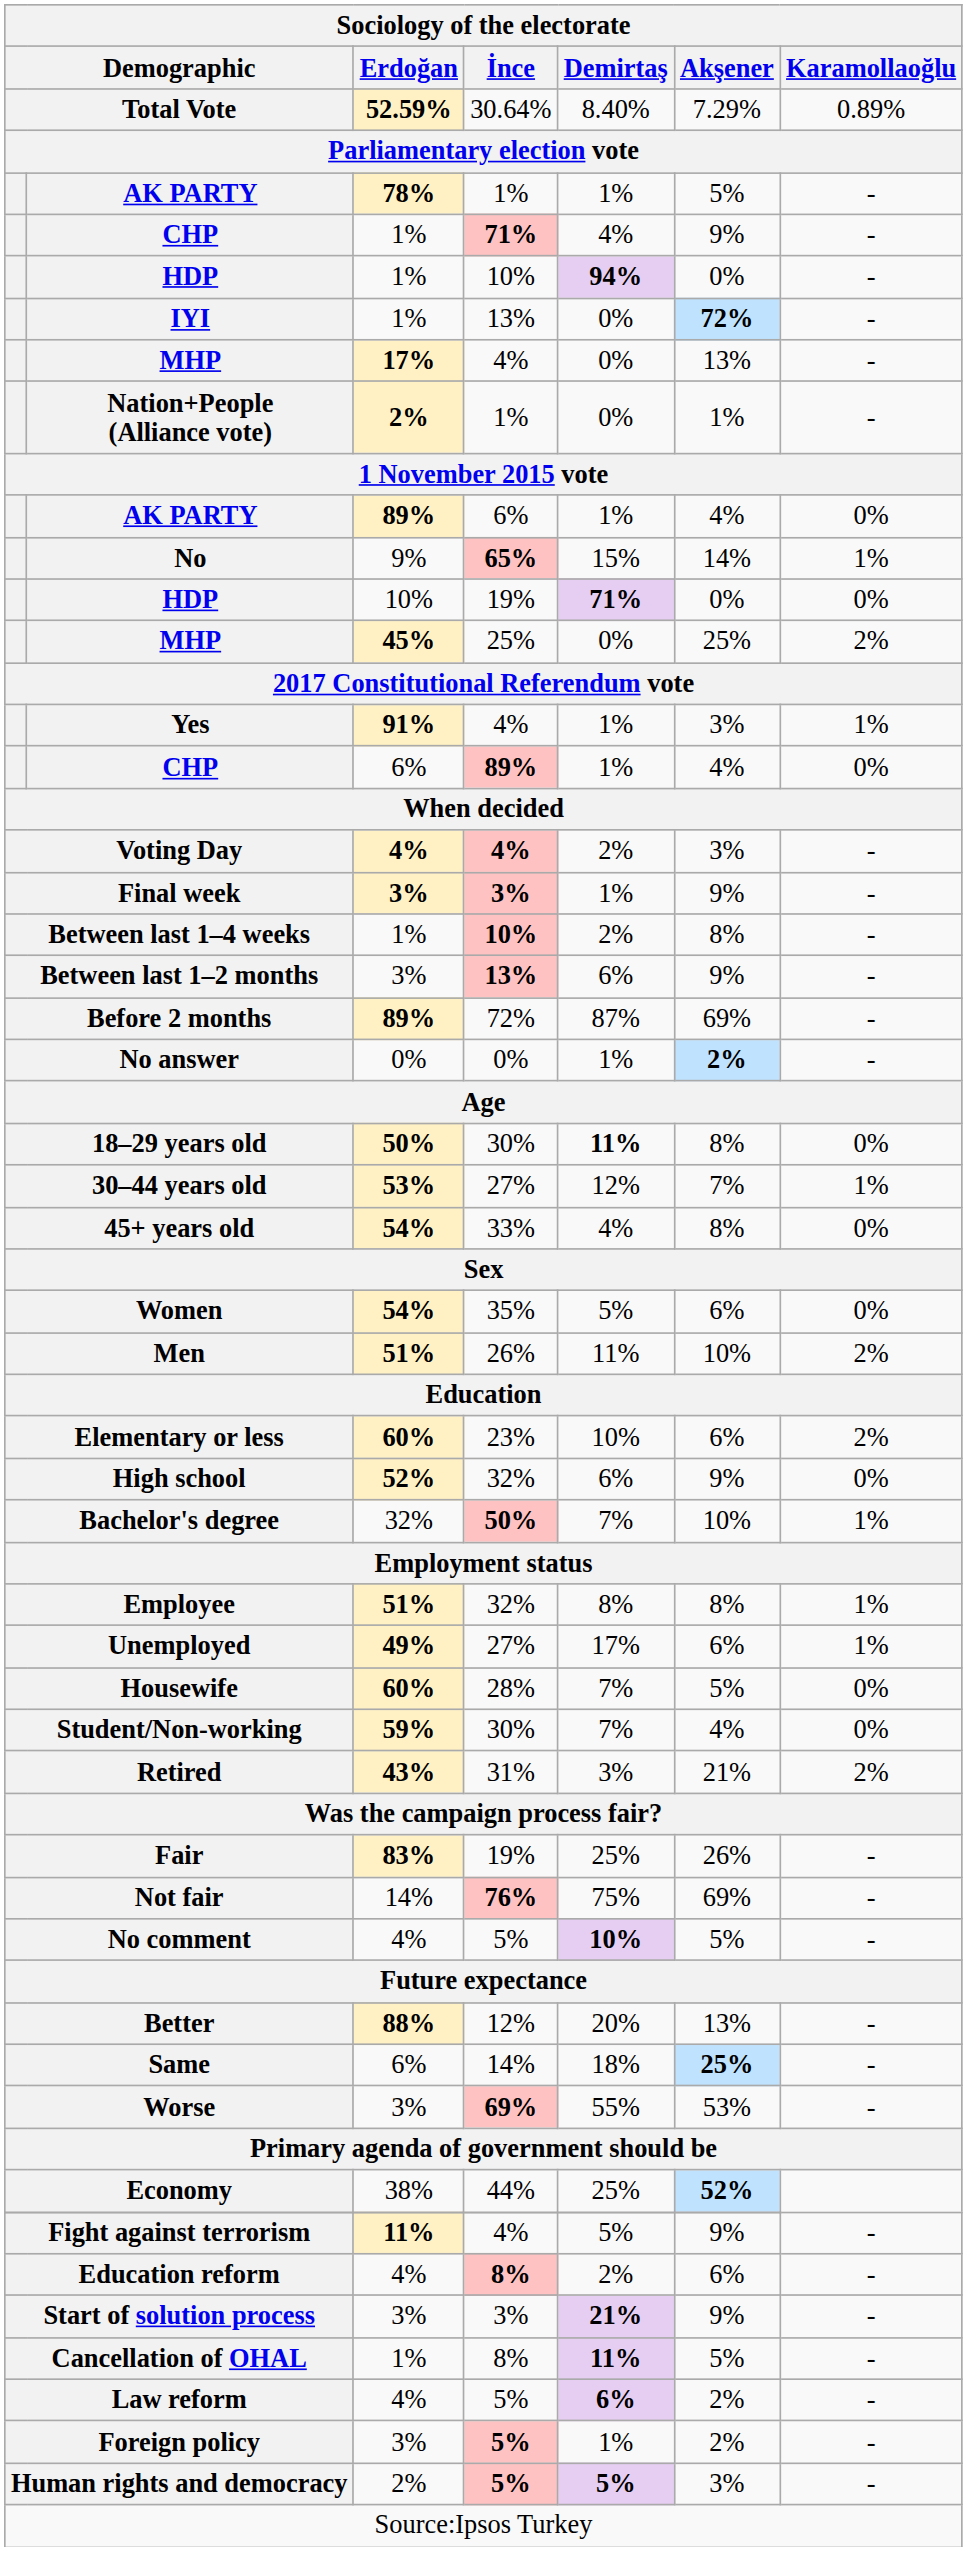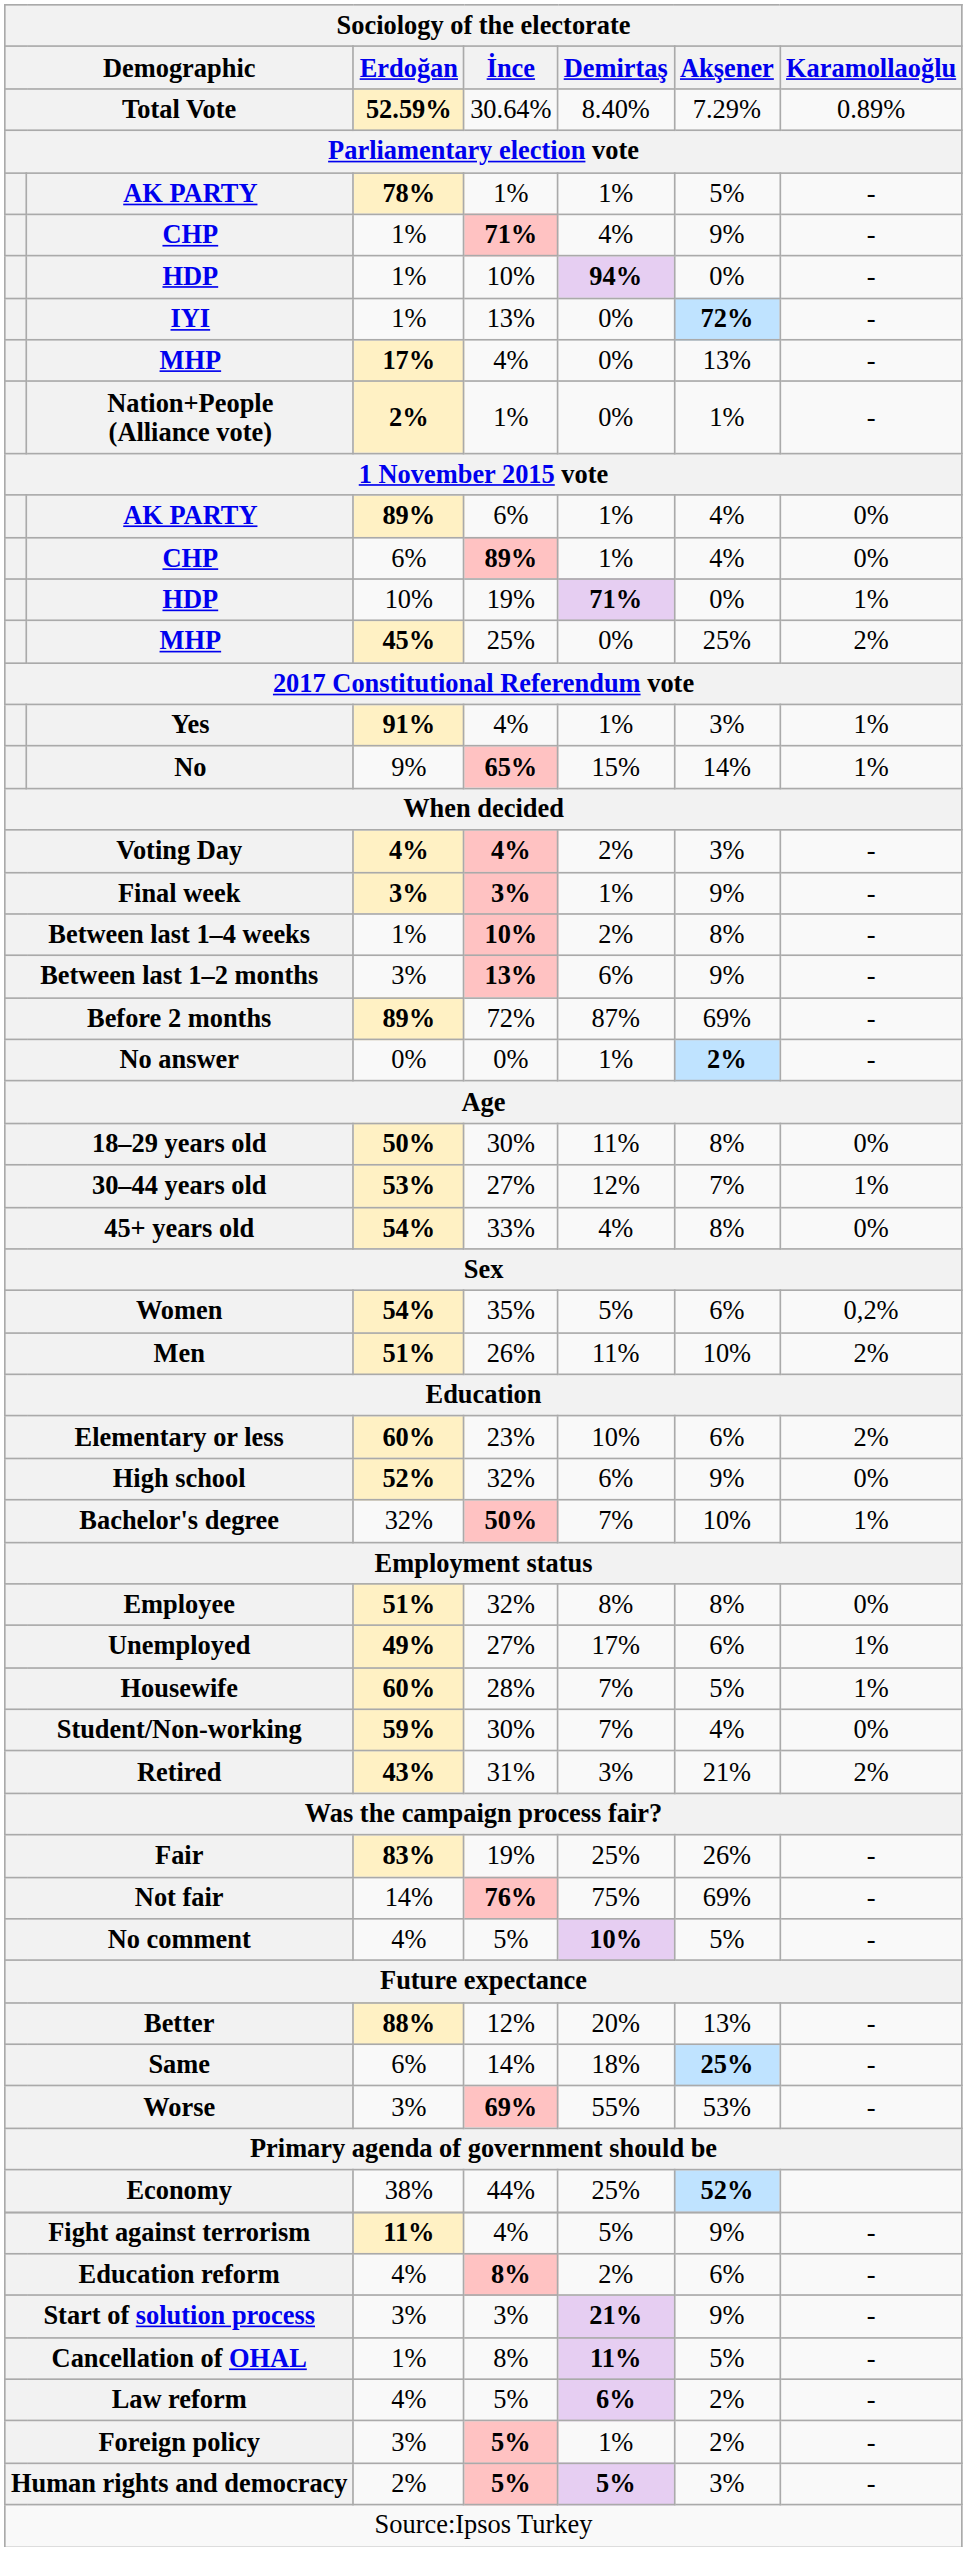rows swapped: (190, 766) <-> (190, 557)
(871, 599) 0% -> (871, 599) 1%
(616, 1143) bold -> (616, 1143) normal
(871, 1311) 0% -> (871, 1311) 0,2%
(871, 1604) 1% -> (871, 1604) 0%
(871, 1688) 0% -> (871, 1688) 1%
